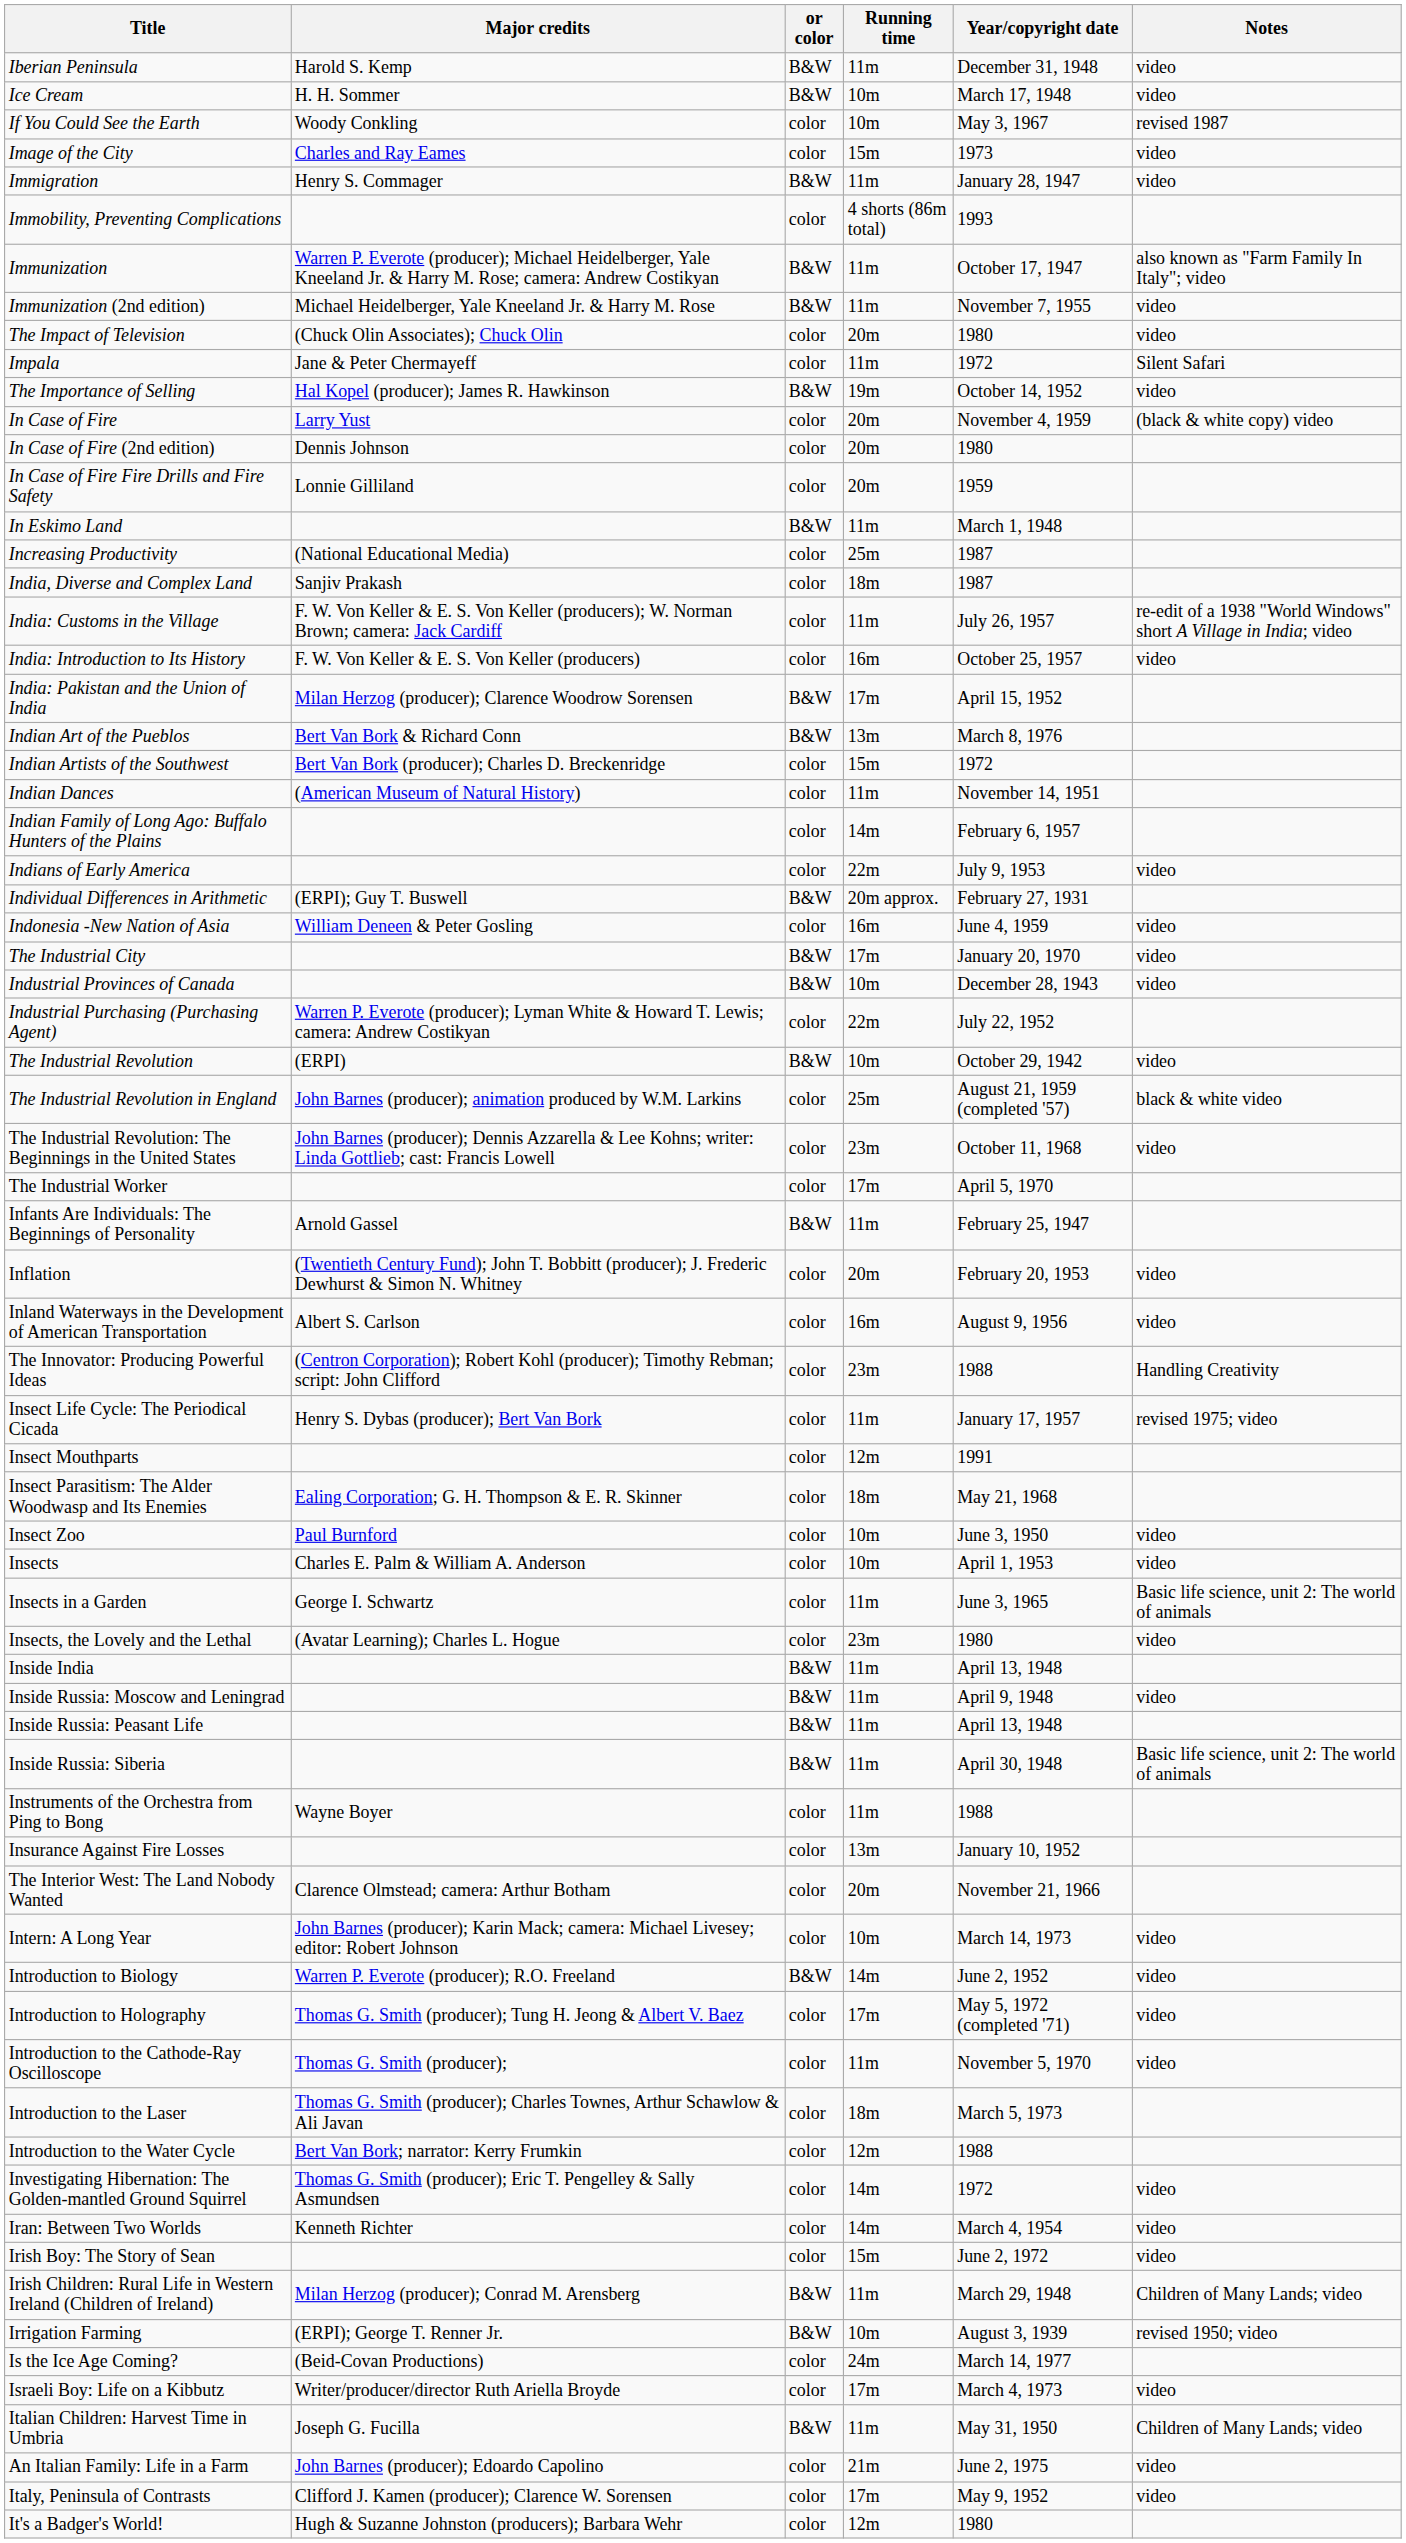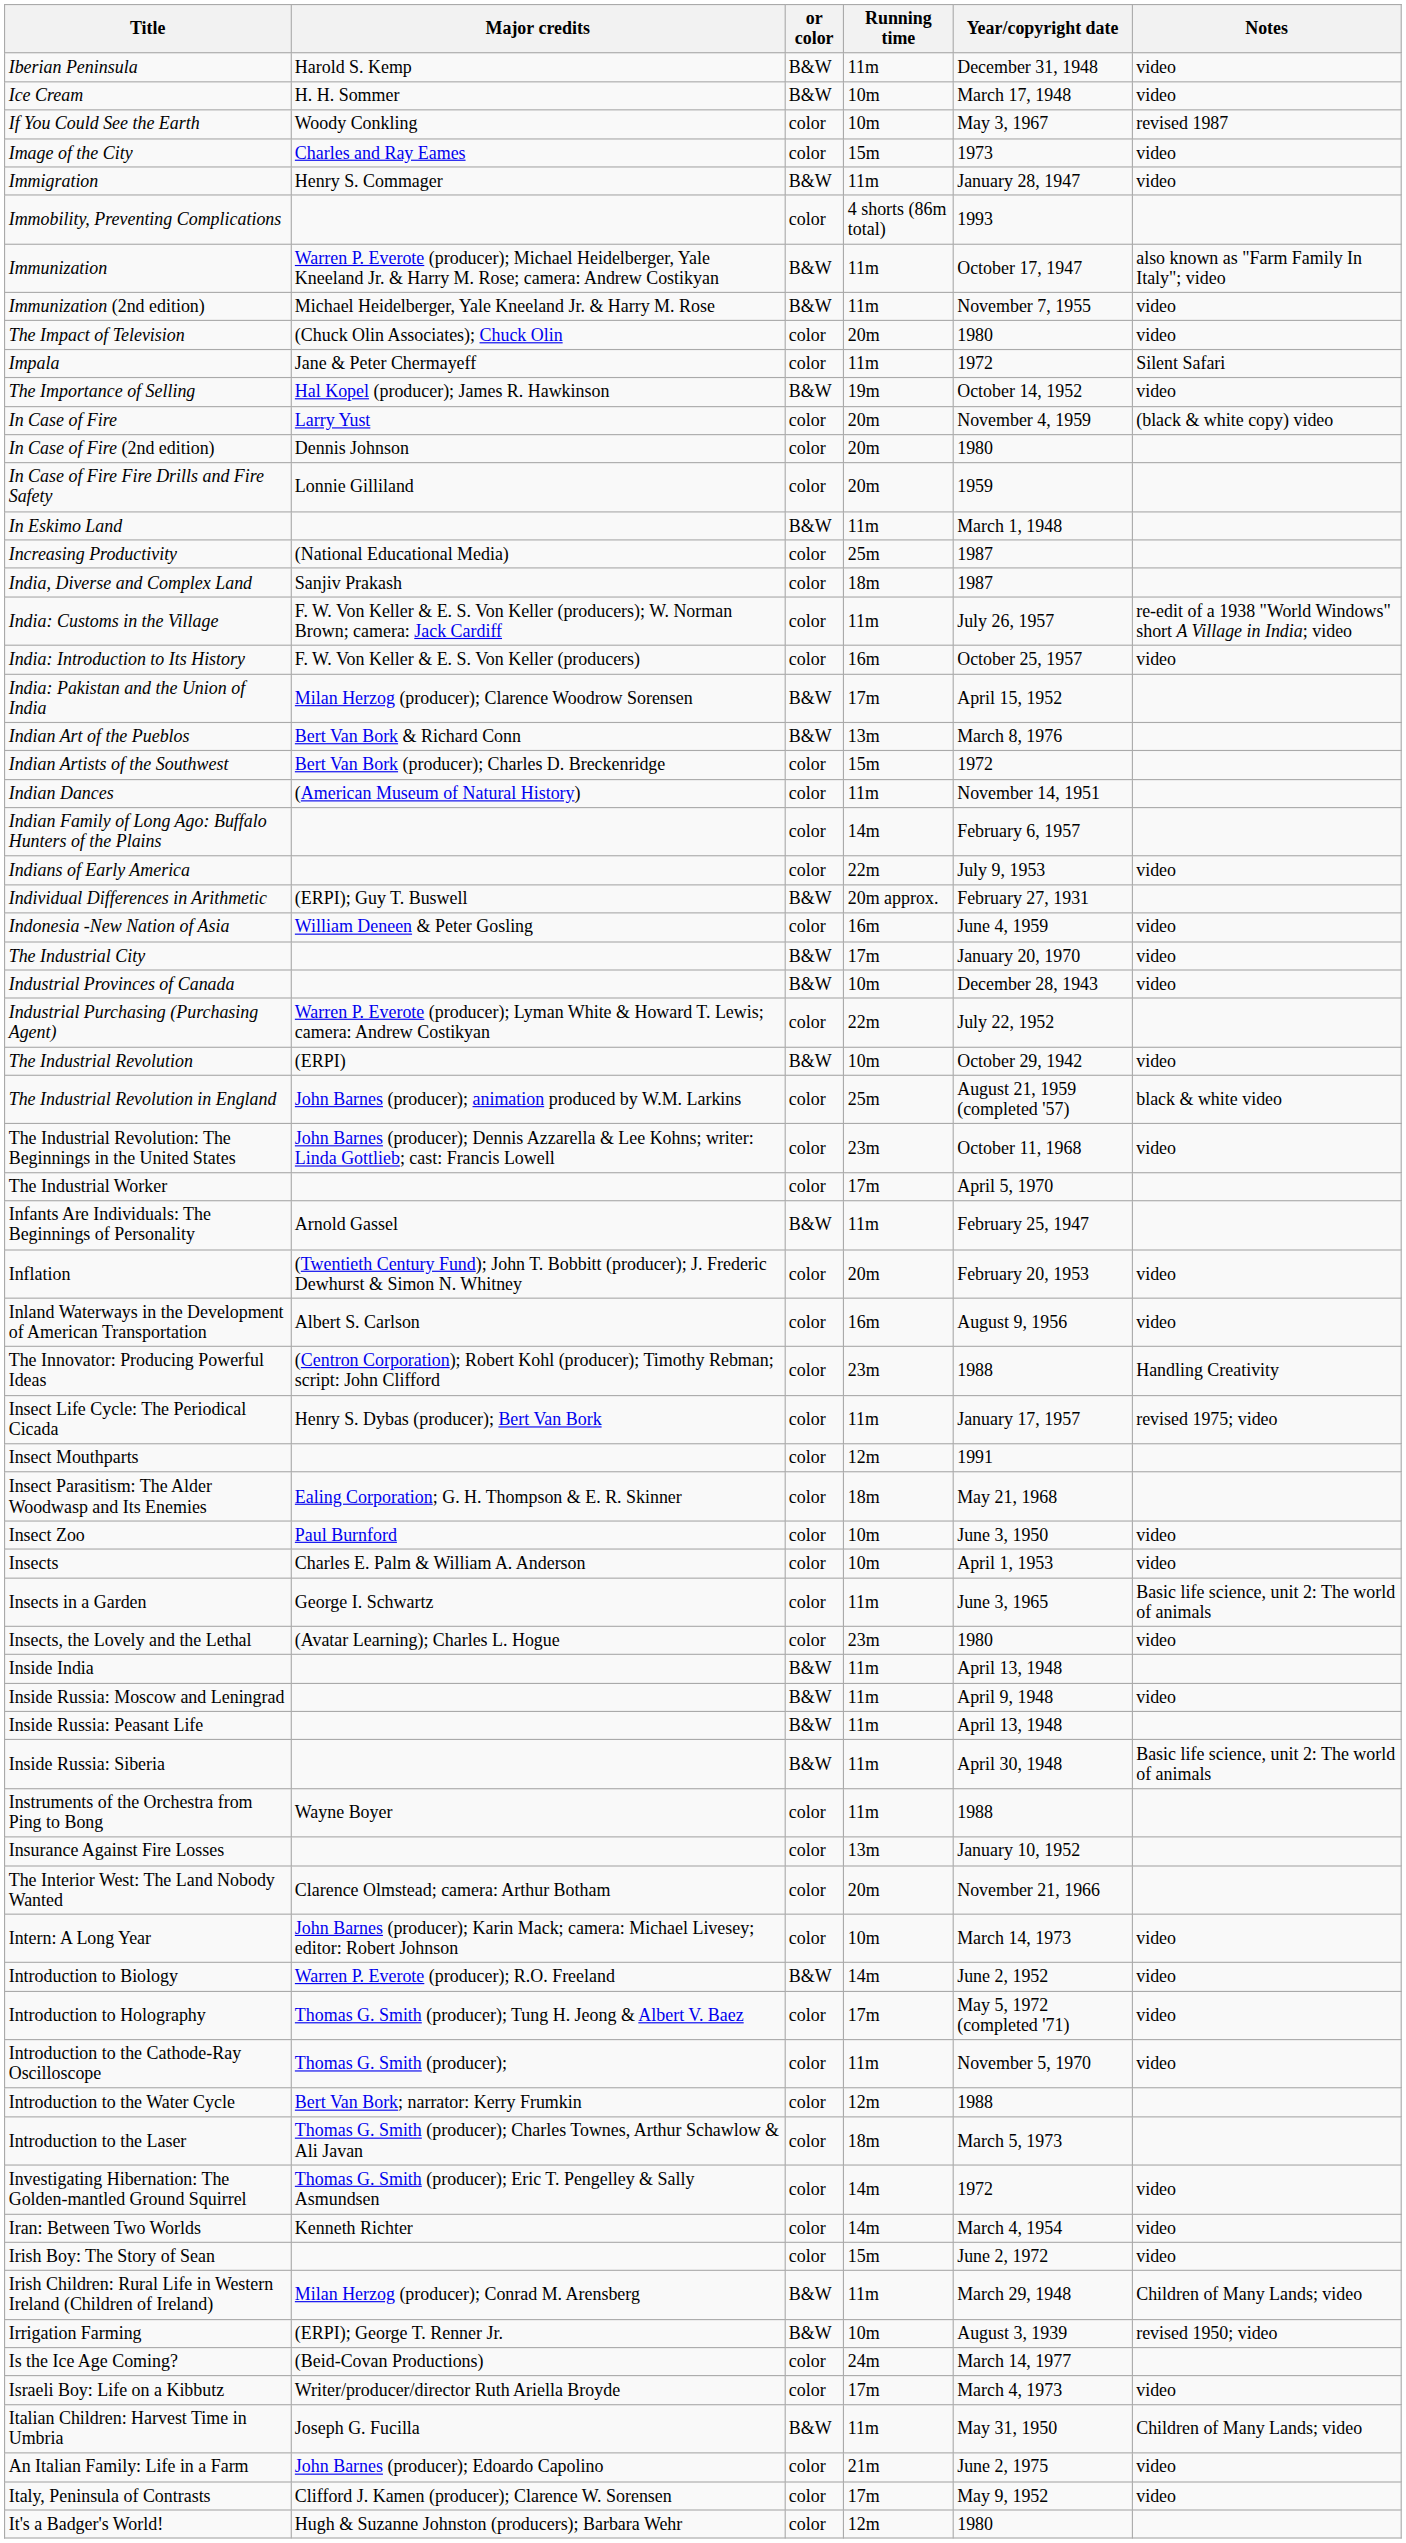rows swapped: (98, 2112) <-> (122, 2150)
